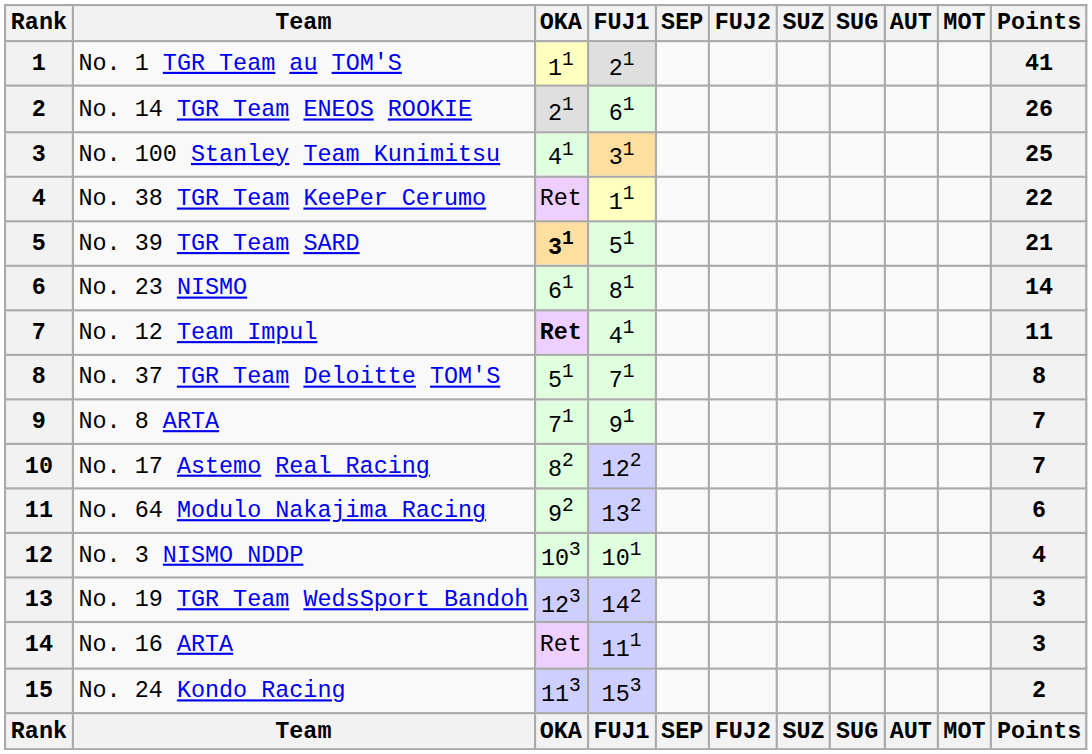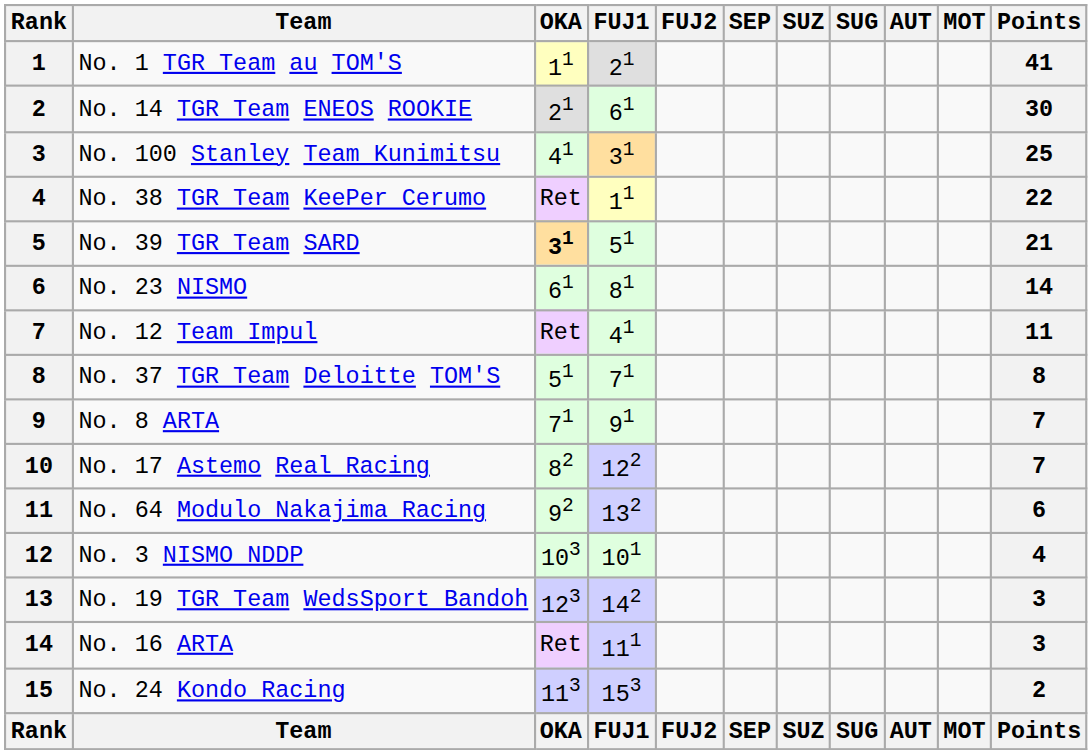columns swapped: (682, 24) <-> (743, 24)
(1039, 109) 26 -> (1039, 109) 30
(561, 332) bold -> (561, 332) normal
